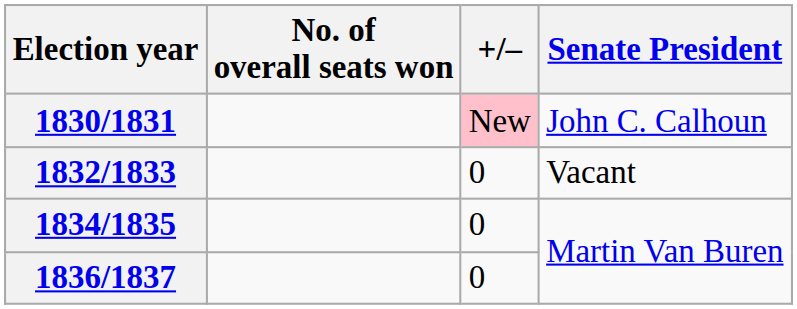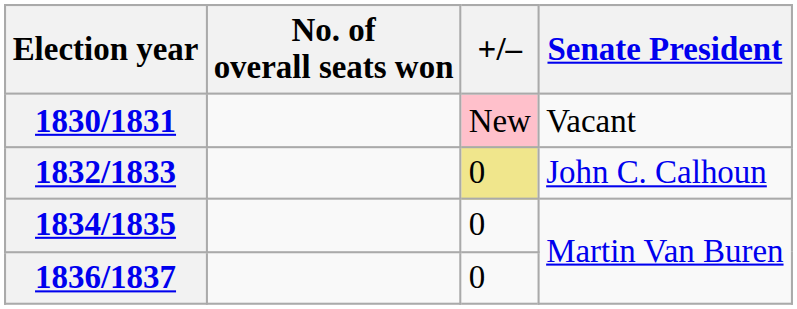(656, 119) John C. Calhoun -> (591, 119) Vacant
(477, 172) no background -> (477, 172) khaki background
(591, 172) Vacant -> (656, 172) John C. Calhoun
